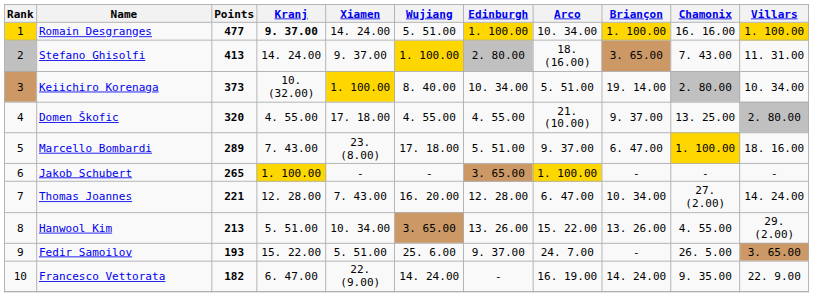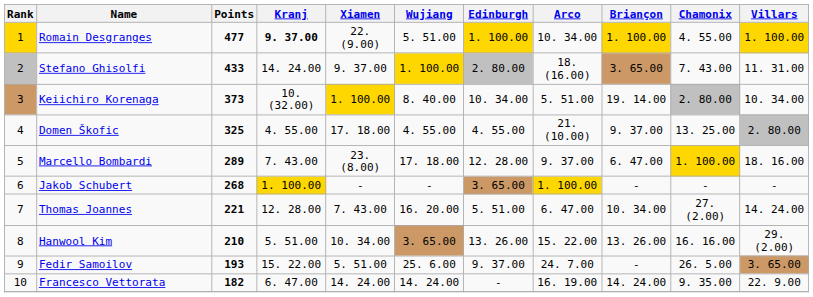(360, 31) 14. 24.00 -> (360, 38) 22. (9.00)
(705, 31) 16. 16.00 -> (705, 38) 4. 55.00
(234, 56) 413 -> (234, 69) 433
(234, 117) 320 -> (234, 130) 325
(498, 148) 5. 51.00 -> (498, 161) 12. 28.00
(234, 172) 265 -> (234, 185) 268
(498, 197) 12. 28.00 -> (498, 210) 5. 51.00
(234, 228) 213 -> (234, 240) 210
(705, 228) 4. 55.00 -> (705, 240) 16. 16.00
(360, 276) 22. (9.00) -> (360, 283) 14. 24.00
